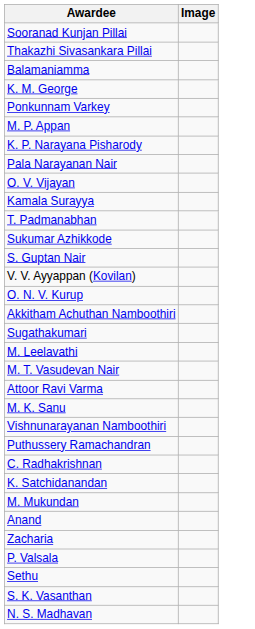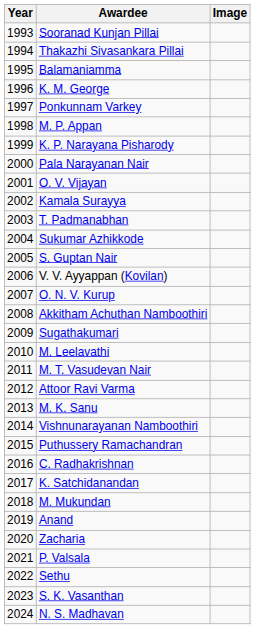+ column: (20, 13)
